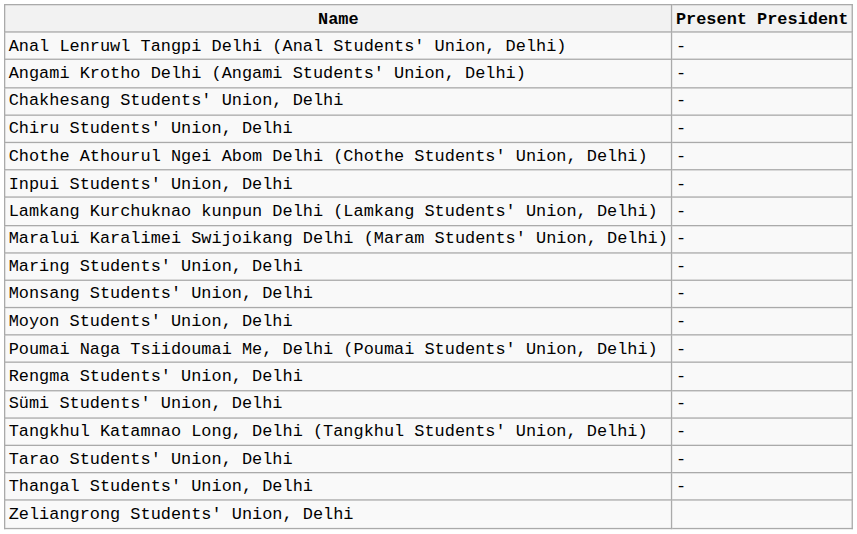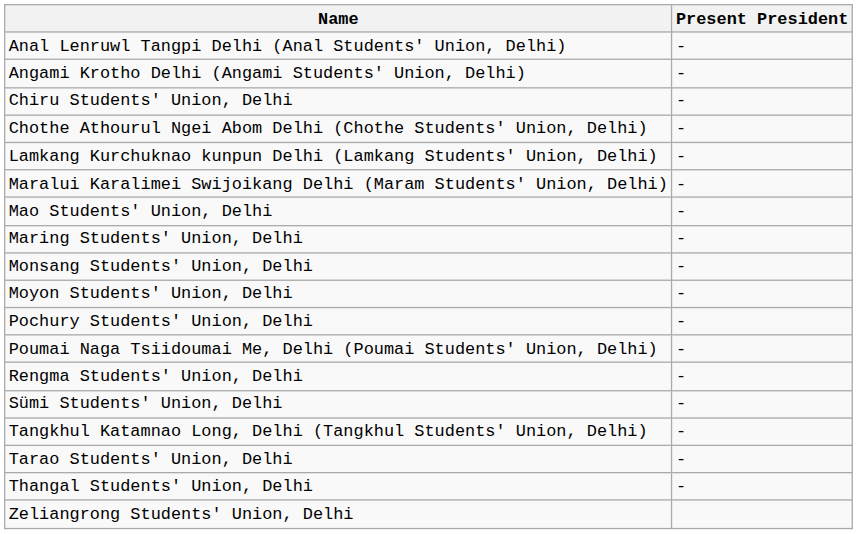- row: (176, 101)
- row: (151, 184)
+ row: (141, 211)
+ row: (161, 321)
